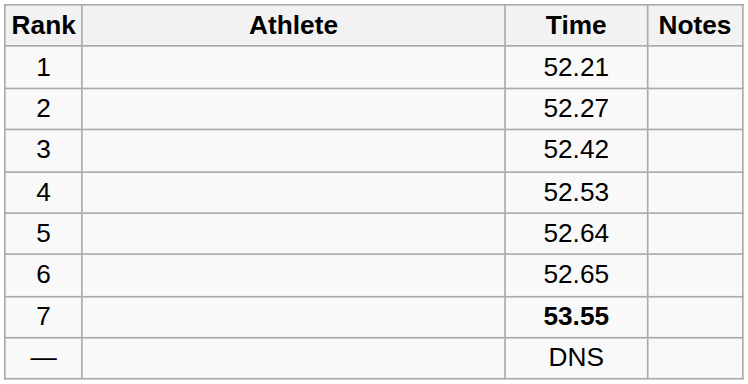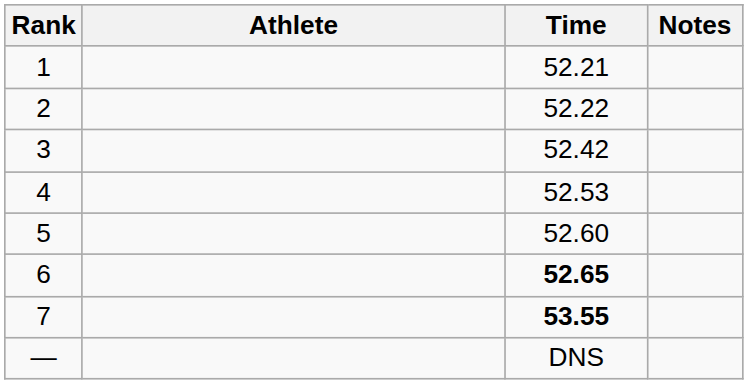(576, 108) 52.27 -> (576, 108) 52.22
(576, 233) 52.64 -> (576, 233) 52.60
(576, 274) normal -> (576, 274) bold
